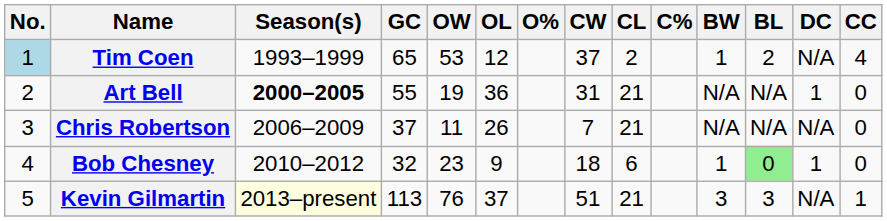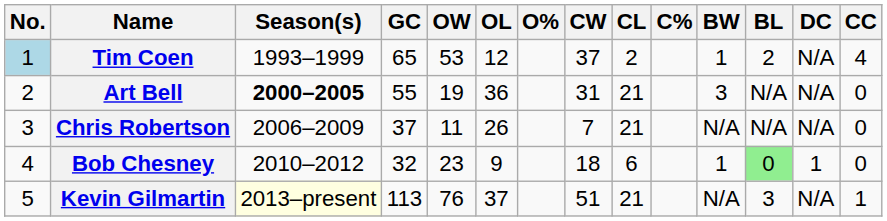(721, 92) N/A -> (721, 92) 3
(816, 92) 1 -> (816, 92) N/A
(721, 198) 3 -> (721, 198) N/A
